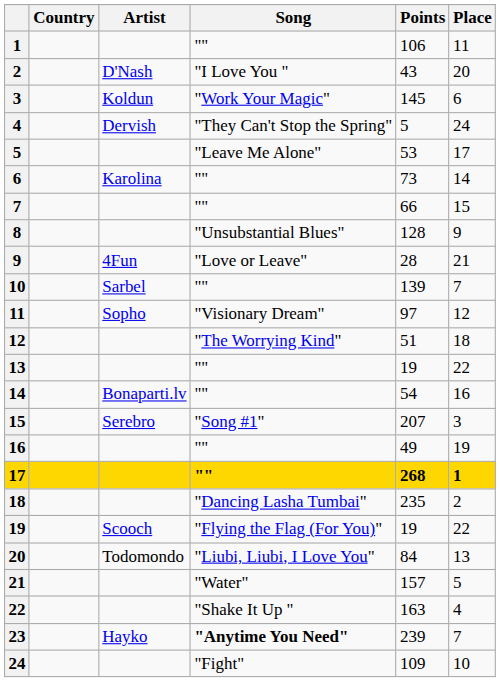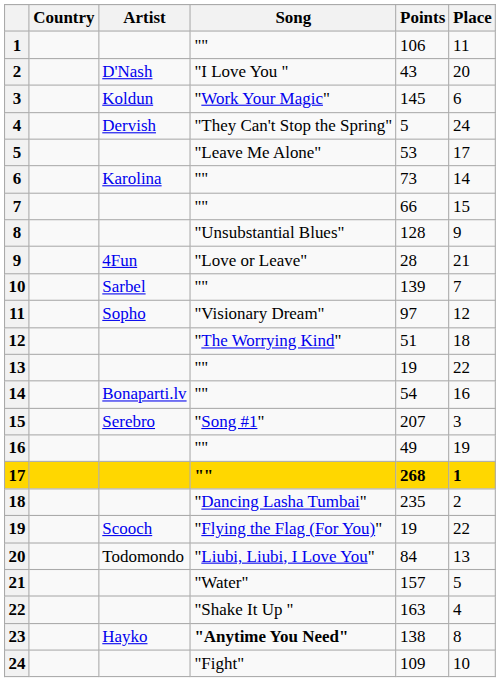(413, 636) 239 -> (413, 636) 138
(457, 636) 7 -> (457, 636) 8
